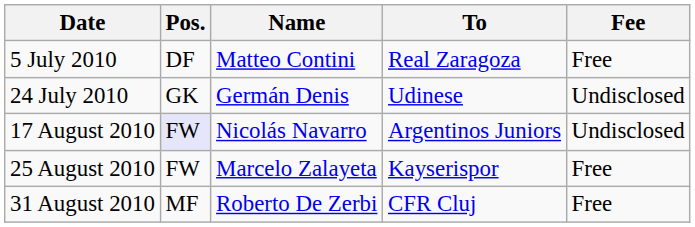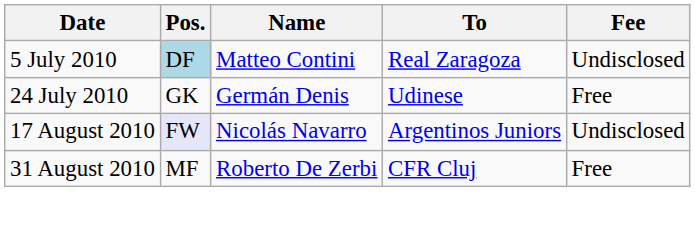(180, 58) no background -> (180, 58) lightblue background
(592, 58) Free -> (628, 58) Undisclosed
(628, 95) Undisclosed -> (592, 95) Free
- row: (82, 167)
